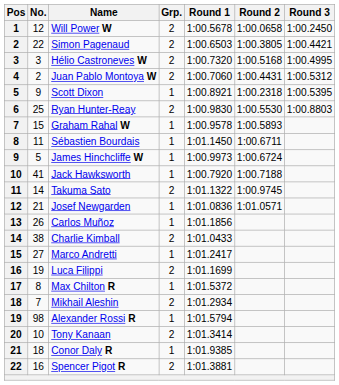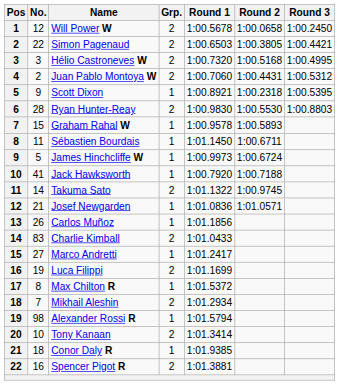(38, 109) 25 -> (38, 109) 28
(38, 238) 38 -> (38, 238) 83
